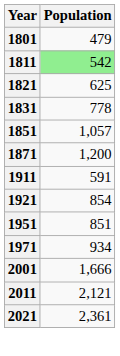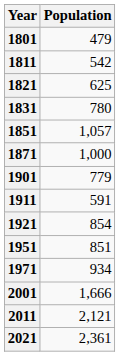(101, 62) lightgreen background -> (101, 62) no background
(101, 108) 778 -> (101, 108) 780
(95, 154) 1,200 -> (95, 154) 1,000
+ row: (22, 177)
